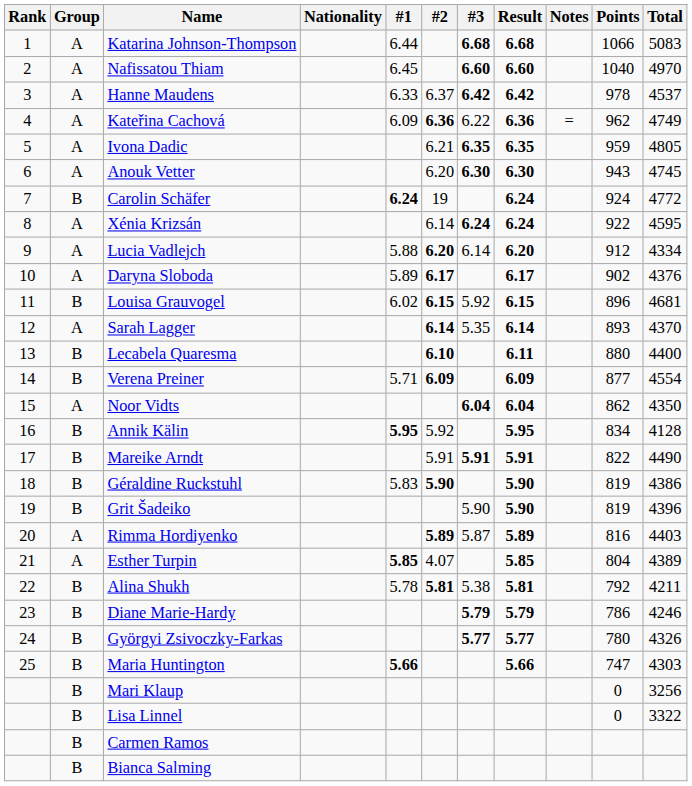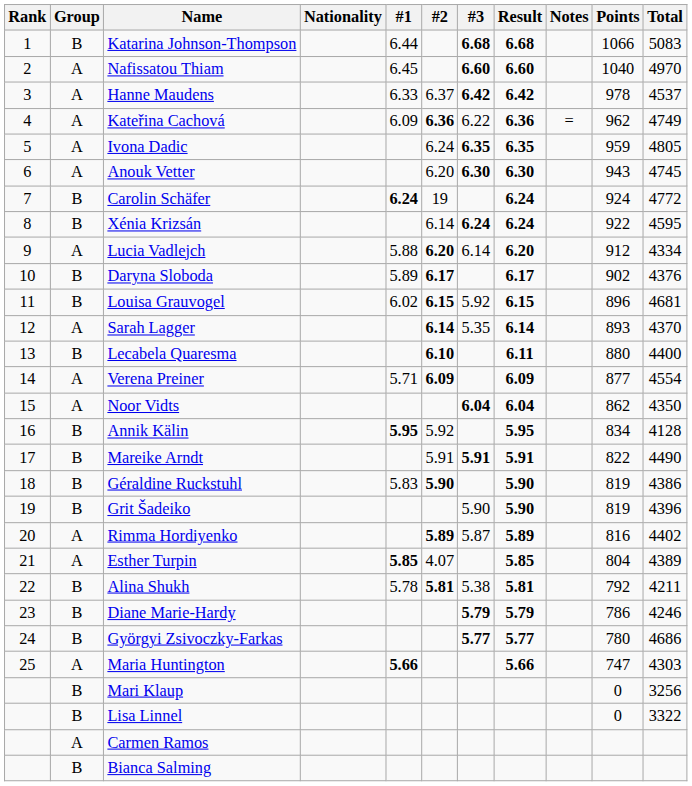(77, 43) A -> (77, 43) B
(440, 146) 6.21 -> (440, 146) 6.24
(77, 224) A -> (77, 224) B
(77, 276) A -> (77, 276) B
(77, 379) B -> (77, 379) A
(665, 535) 4403 -> (665, 535) 4402
(665, 638) 4326 -> (665, 638) 4686
(77, 664) B -> (77, 664) A
(77, 742) B -> (77, 742) A
